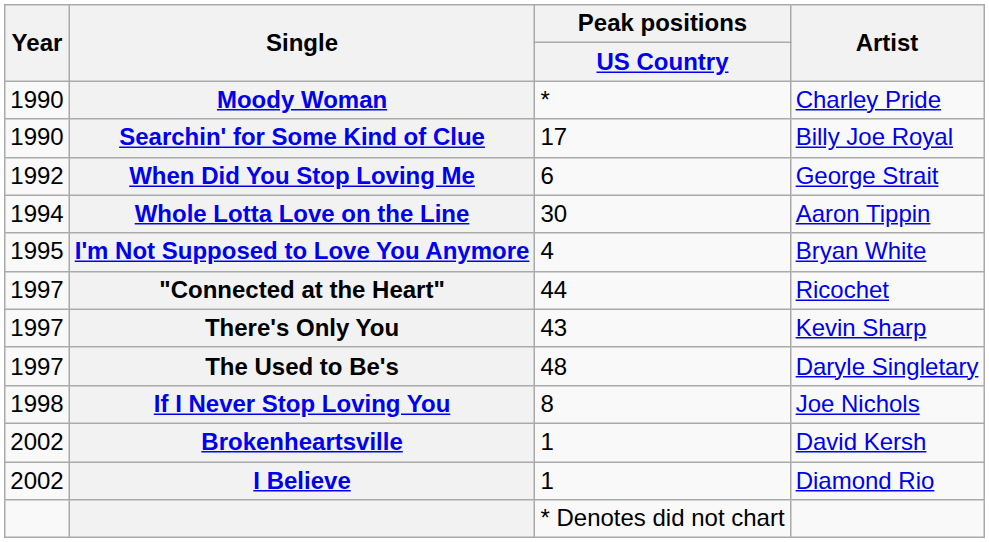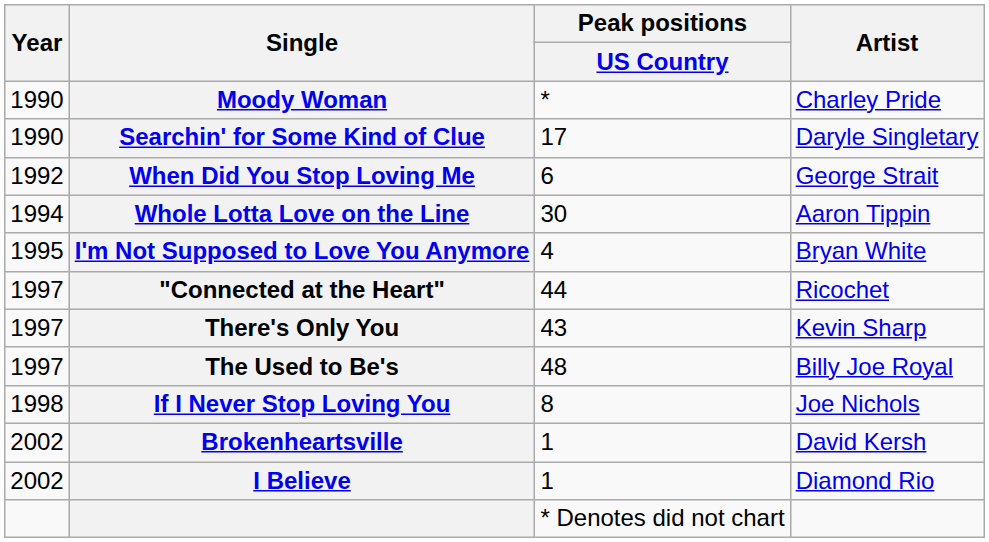(874, 137) Billy Joe Royal -> (887, 137) Daryle Singletary
(887, 366) Daryle Singletary -> (874, 366) Billy Joe Royal
